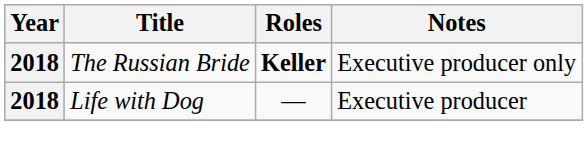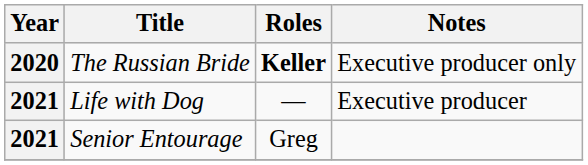(35, 62) 2018 -> (35, 62) 2020
(35, 100) 2018 -> (35, 100) 2021
+ row: (156, 139)
